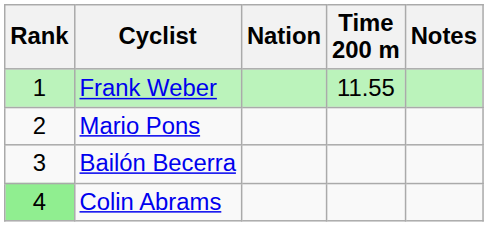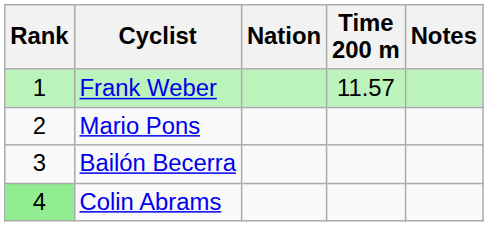(366, 88) 11.55 -> (366, 88) 11.57
